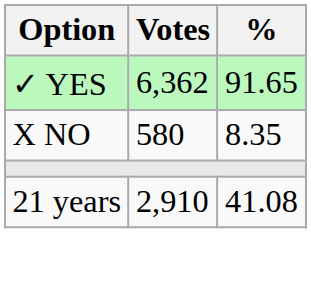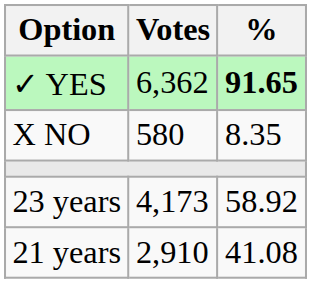(261, 82) normal -> (261, 82) bold
+ row: (67, 200)
